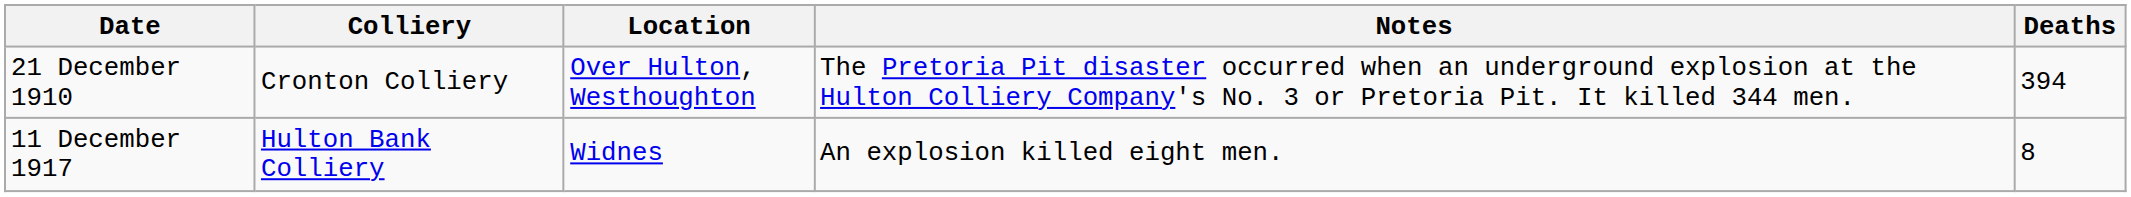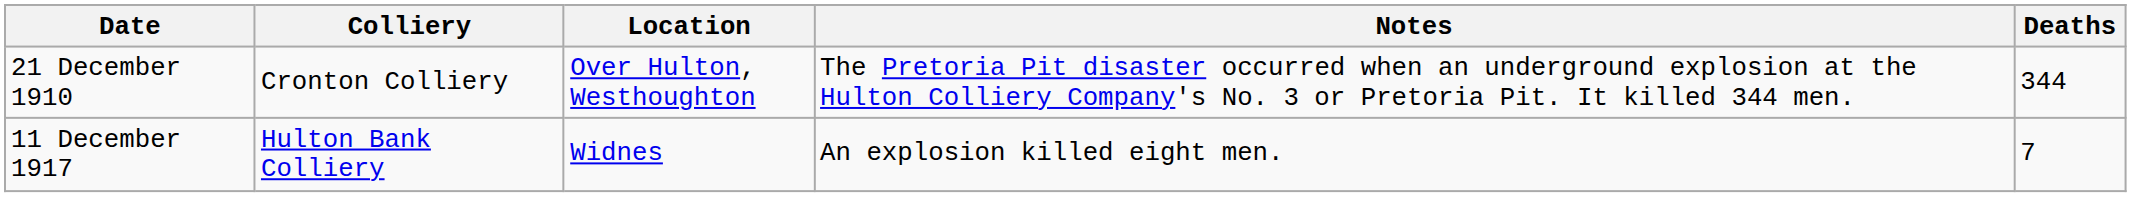(2043, 83) 394 -> (2043, 83) 344
(2028, 154) 8 -> (2028, 154) 7
